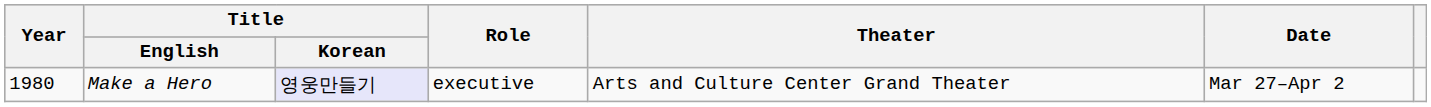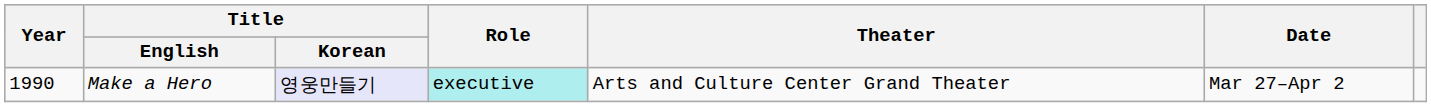(32, 85) 1980 -> (32, 85) 1990
(484, 85) no background -> (484, 85) paleturquoise background
